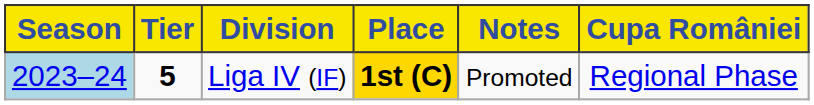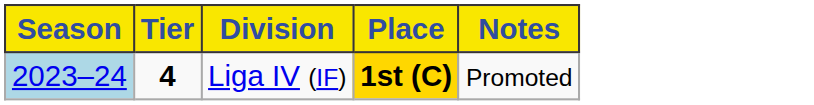- column: (694, 29)
(167, 75) 5 -> (167, 75) 4
